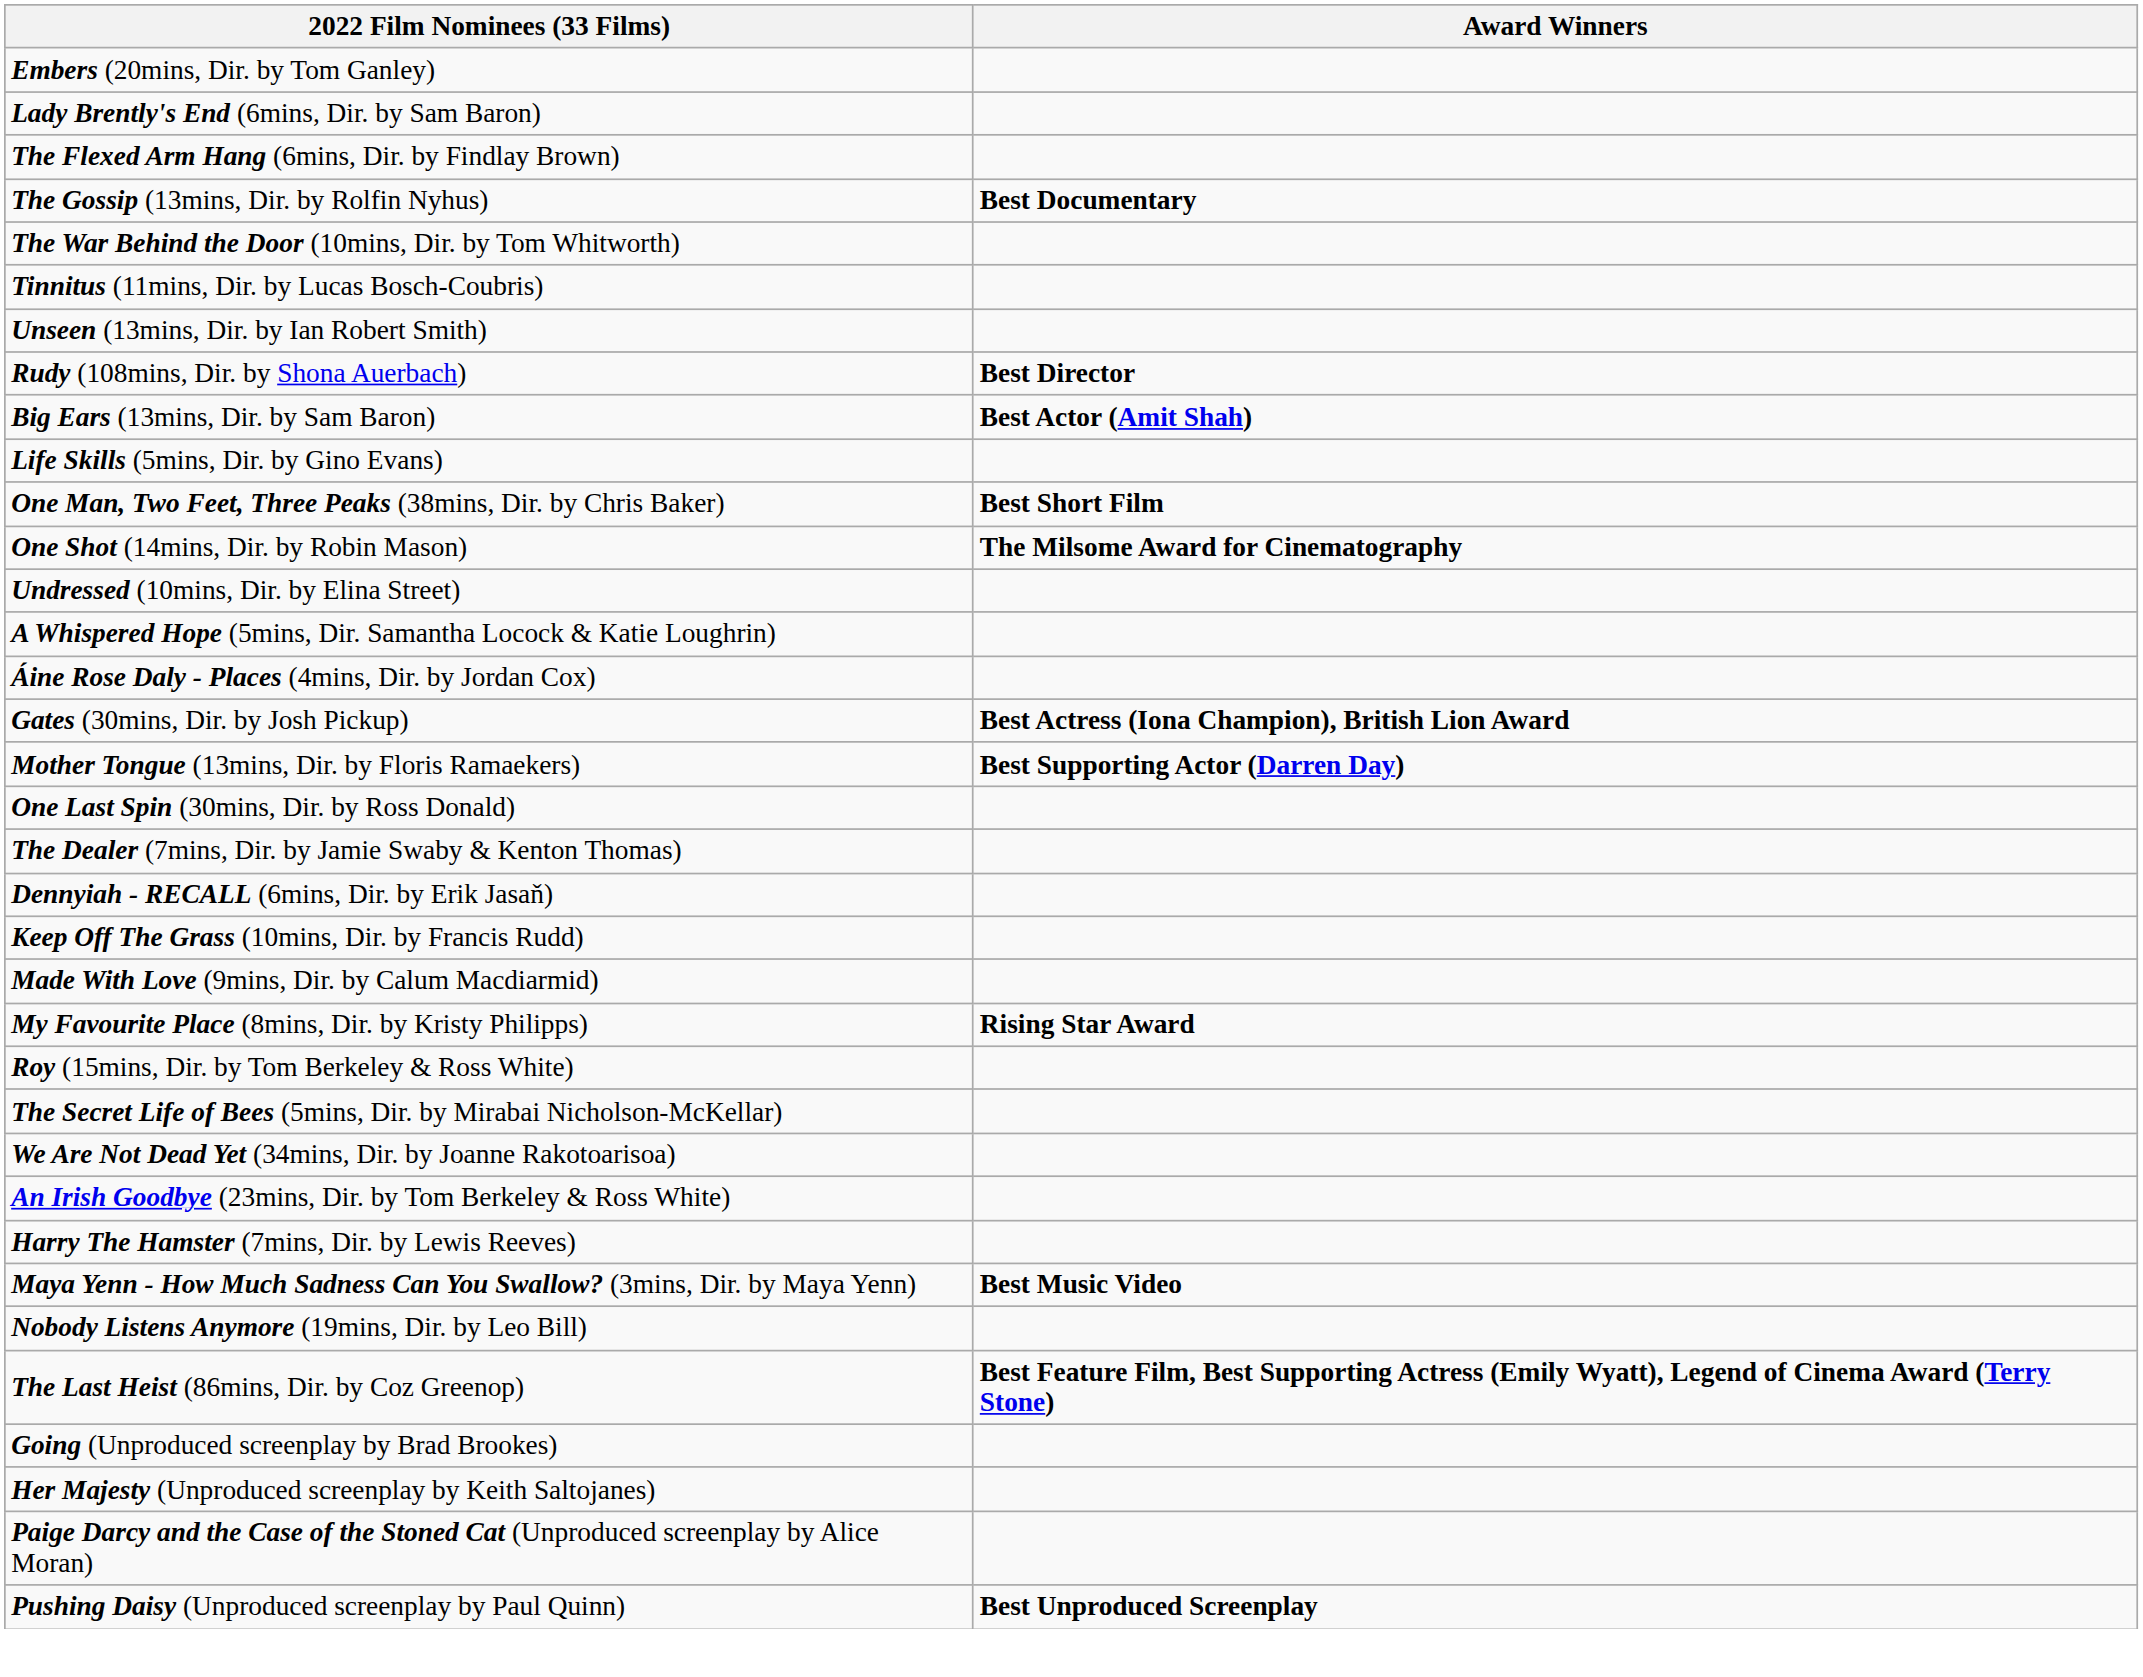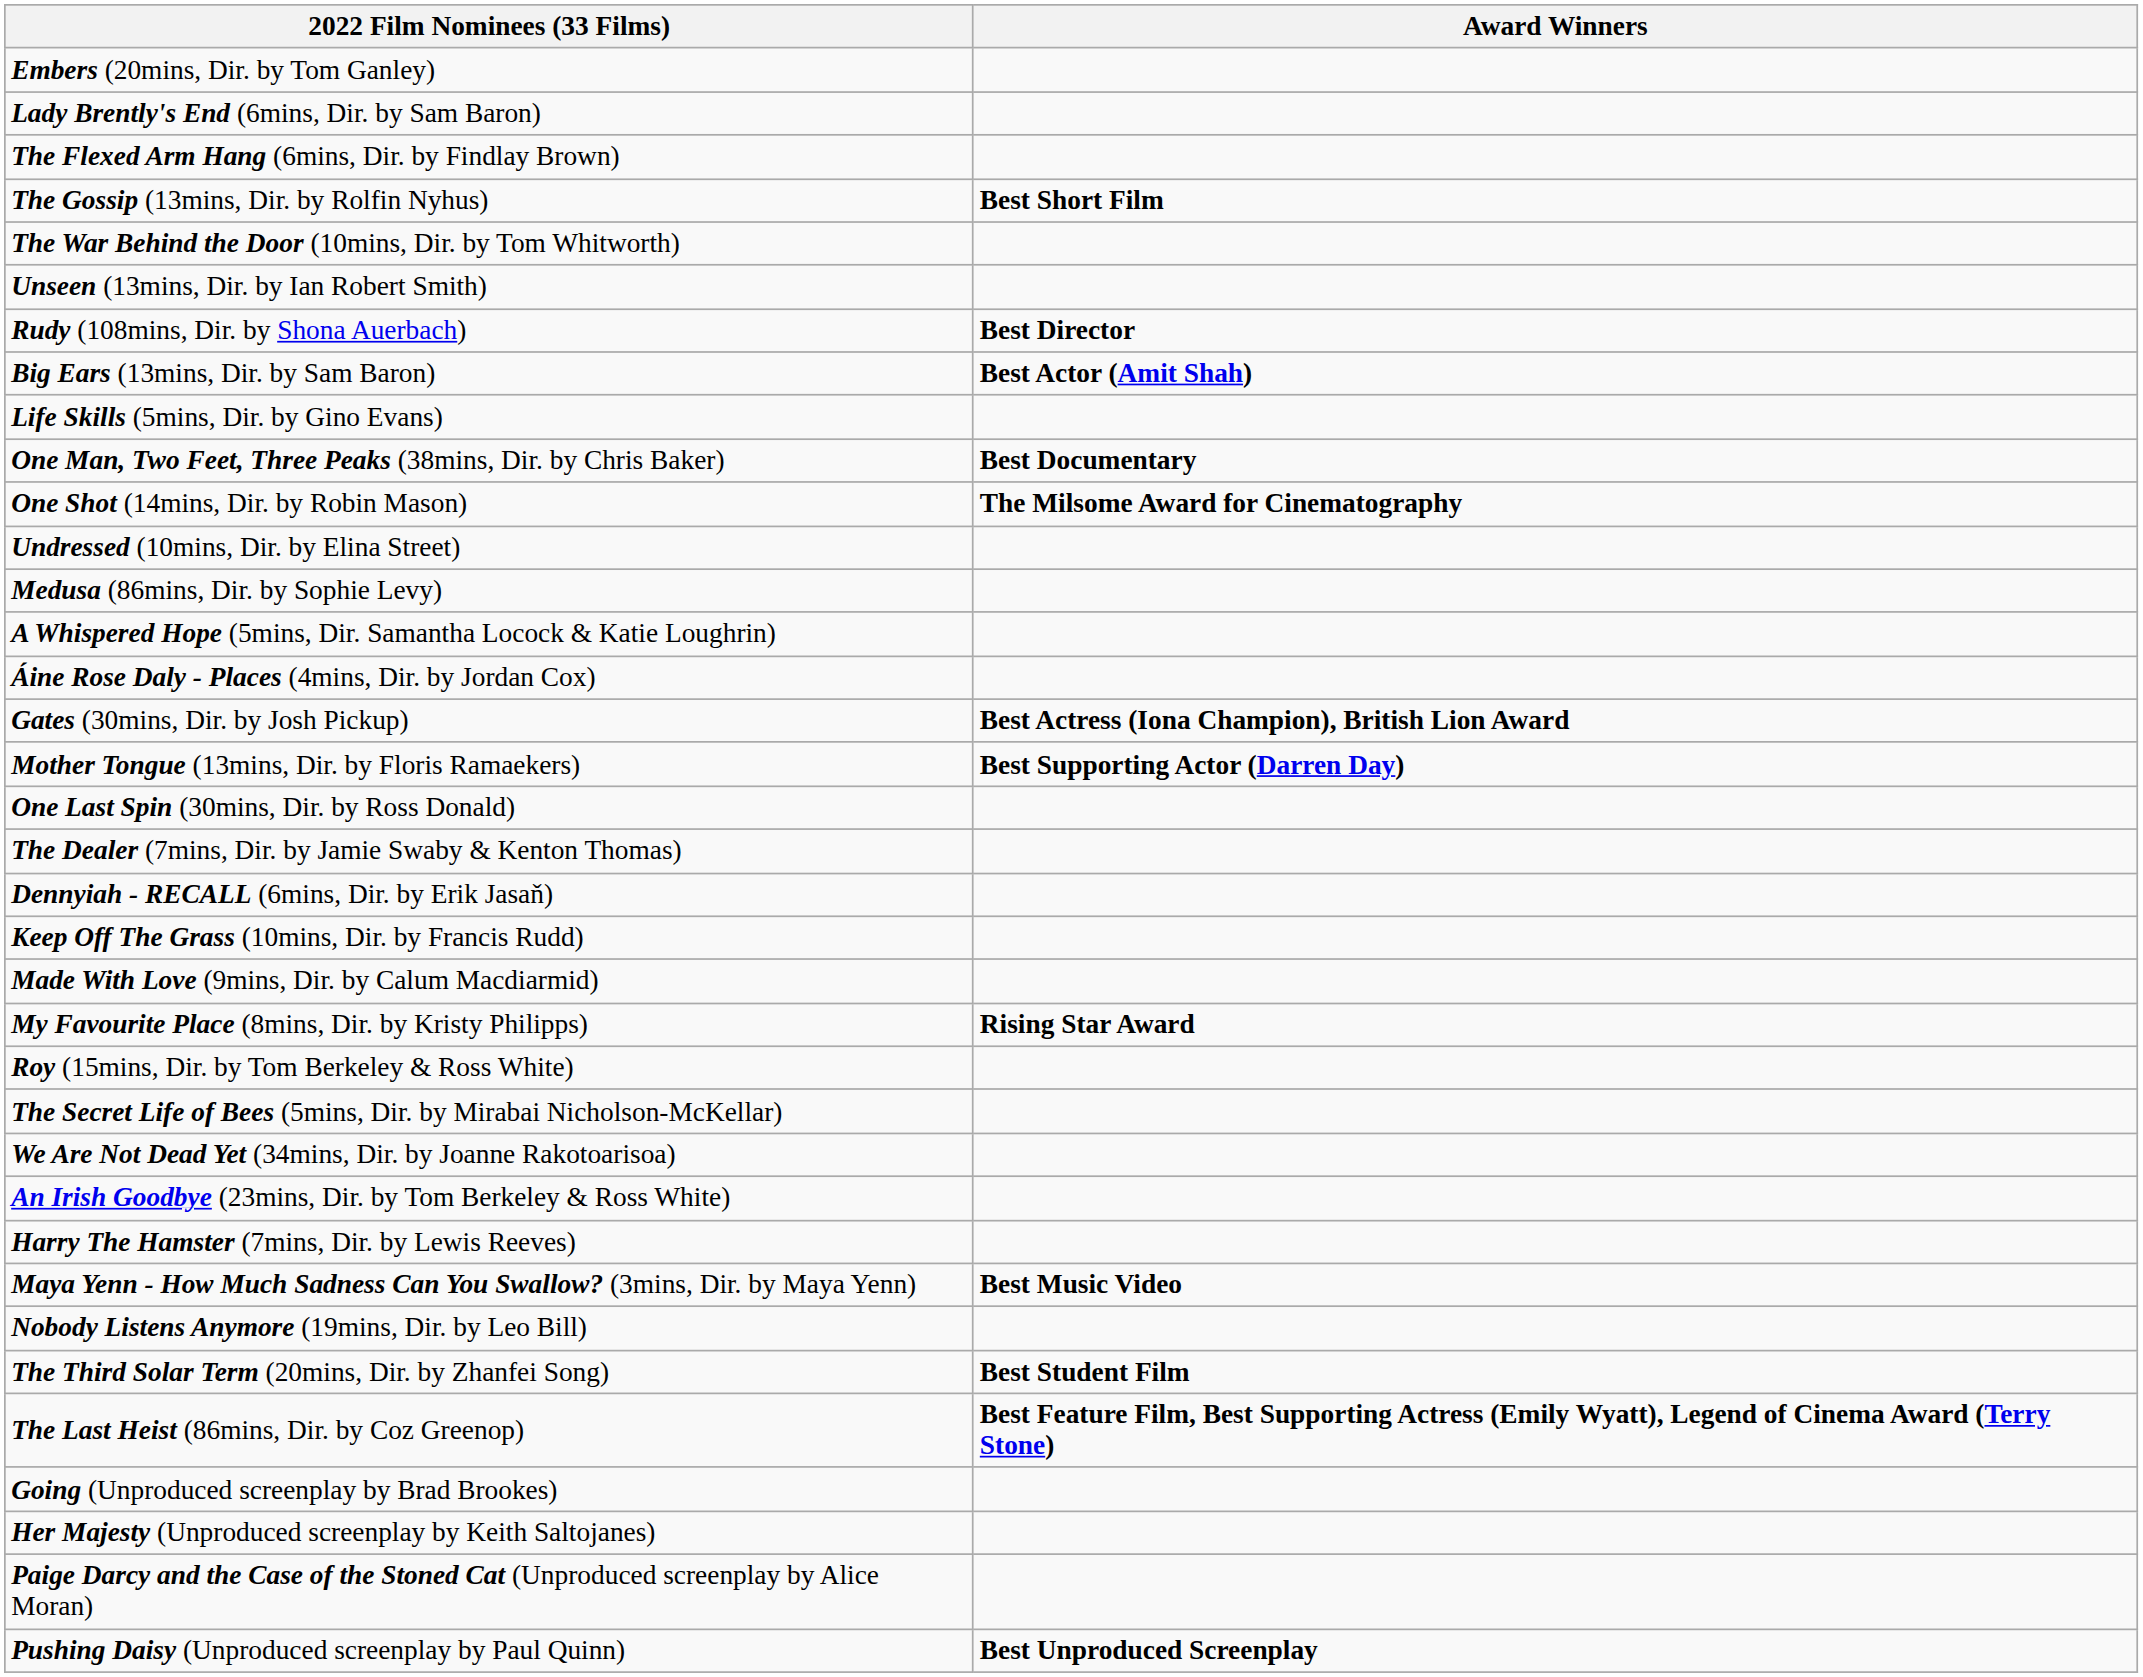(1088, 199) Best Documentary -> (1072, 199) Best Short Film
- row: (277, 286)
(1072, 503) Best Short Film -> (1088, 460) Best Documentary
+ row: (227, 590)
+ row: (310, 1371)
